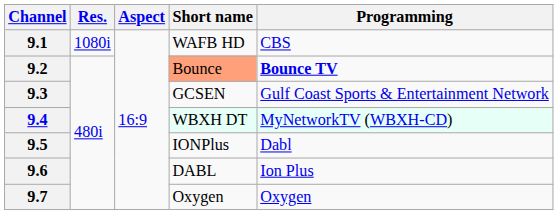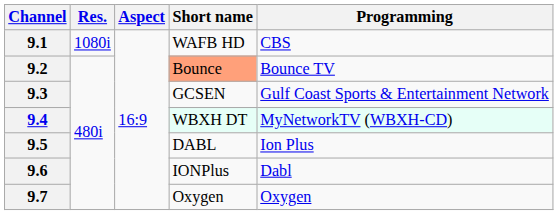(299, 68) bold -> (298, 68) normal
(201, 145) IONPlus -> (194, 145) DABL
(276, 145) Dabl -> (287, 145) Ion Plus
(194, 171) DABL -> (201, 171) IONPlus
(287, 171) Ion Plus -> (276, 171) Dabl
